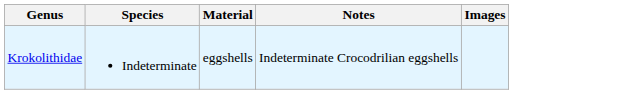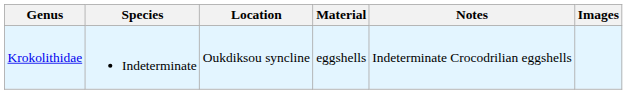+ column: (256, 15)
